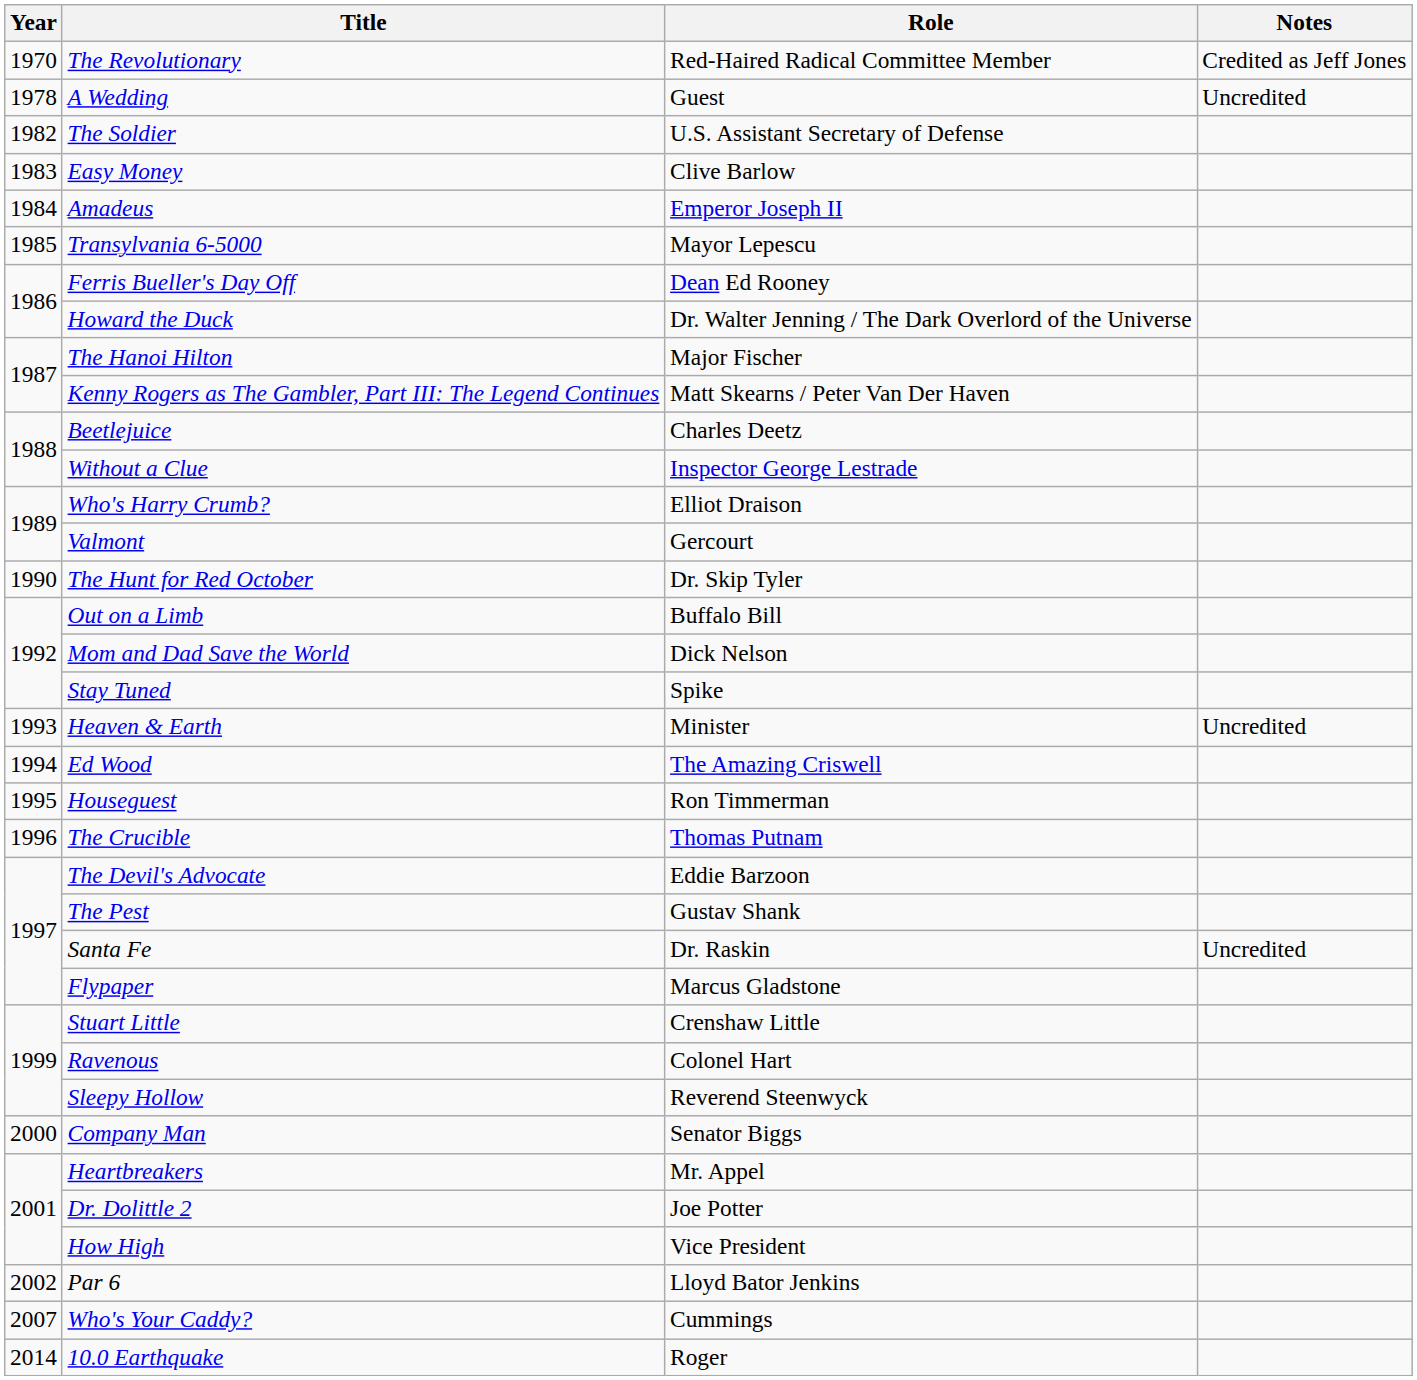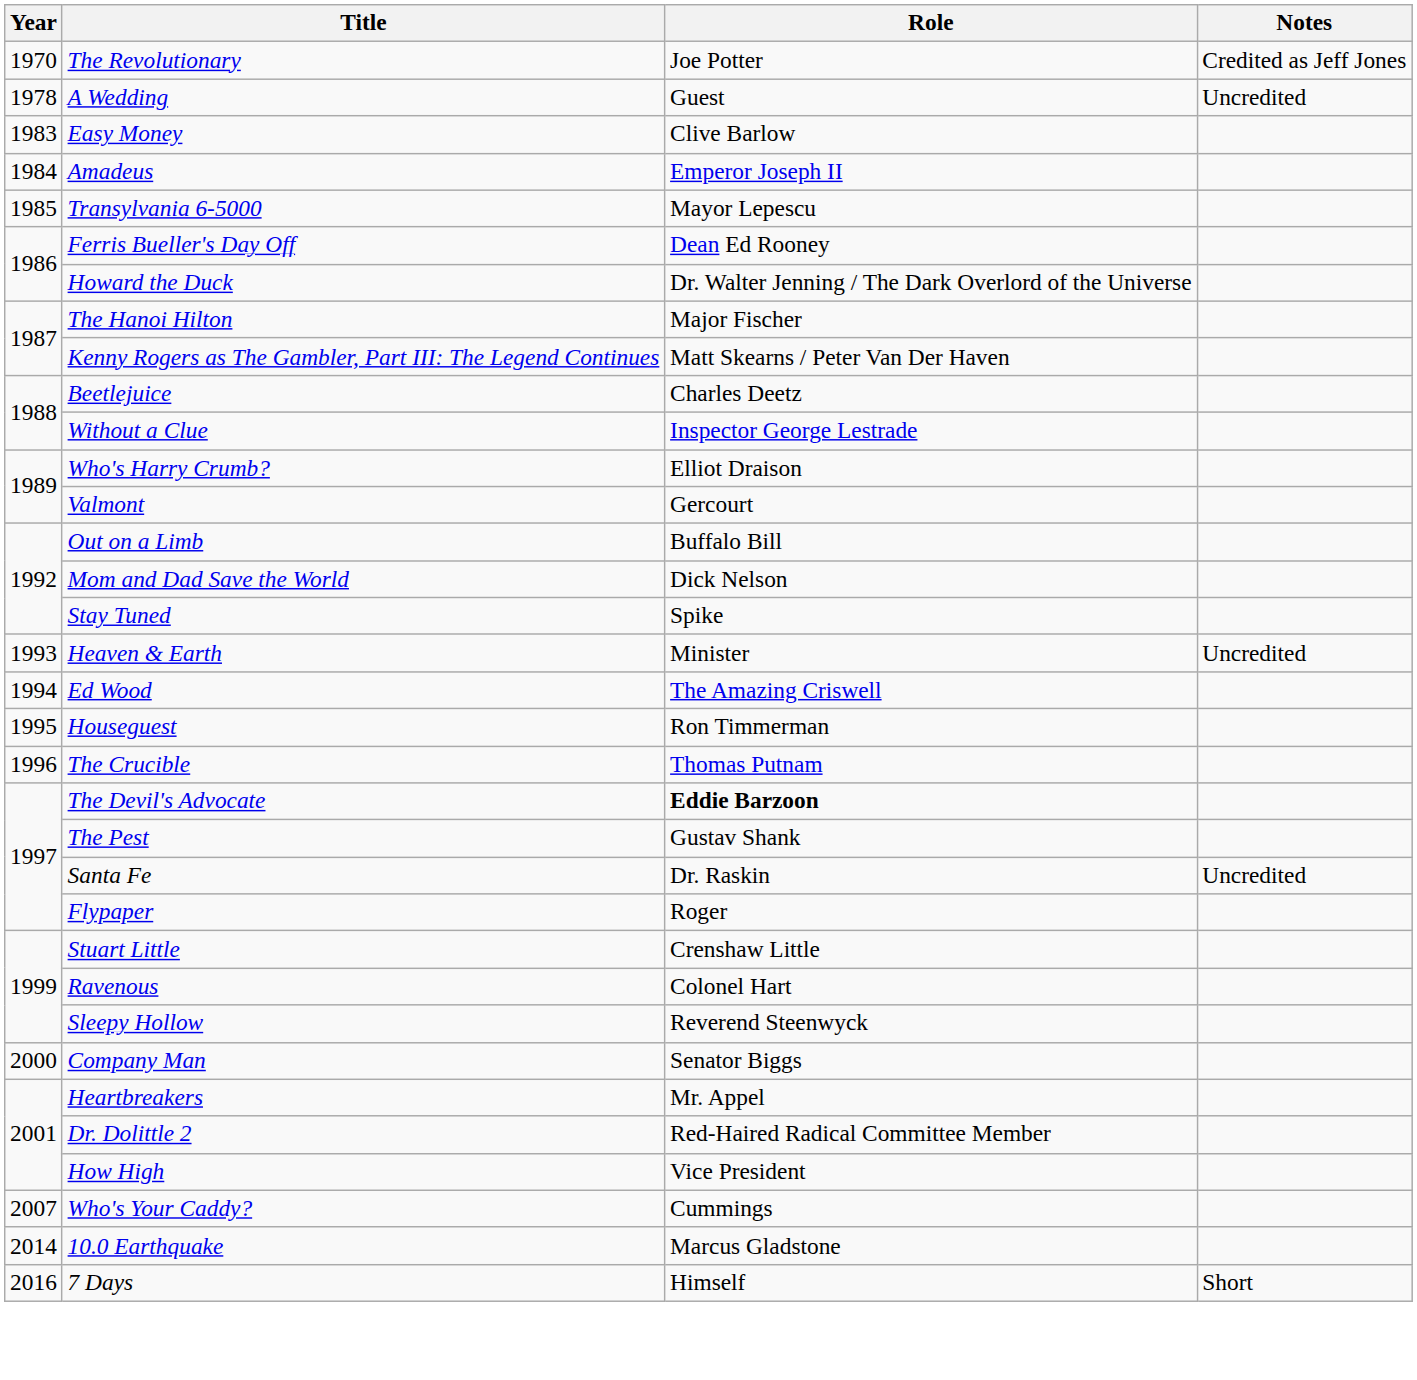(860, 60) Red-Haired Radical Committee Member -> (716, 60) Joe Potter
- row: (122, 134)
- row: (190, 578)
(740, 875) normal -> (744, 801) bold
(755, 986) Marcus Gladstone -> (699, 912) Roger
(716, 1208) Joe Potter -> (860, 1134) Red-Haired Radical Committee Member
- row: (94, 1282)
(699, 1356) Roger -> (755, 1245) Marcus Gladstone
+ row: (100, 1282)
